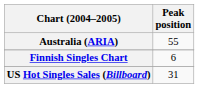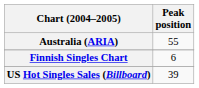(173, 74) 31 -> (173, 74) 39
